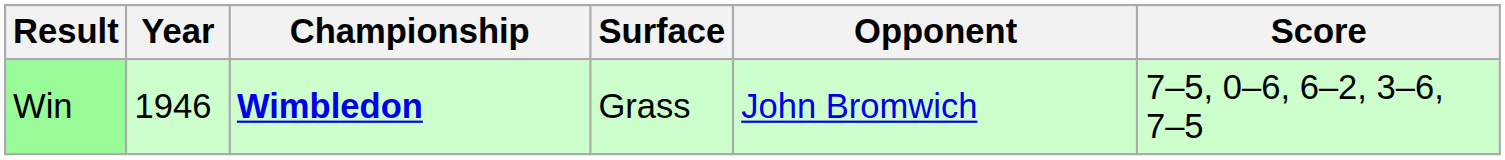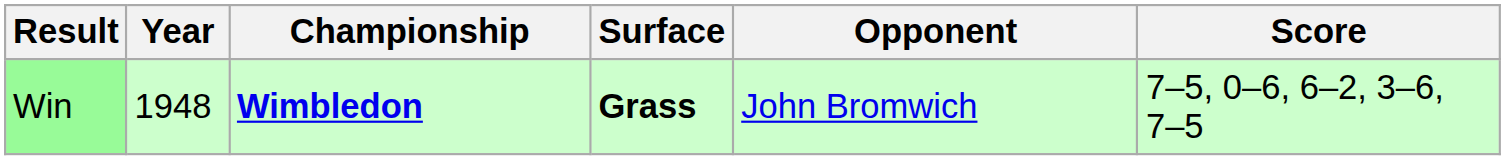(173, 106) 1946 -> (173, 106) 1948
(645, 106) normal -> (647, 106) bold
